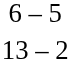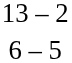rows swapped: (35, 50) <-> (35, 13)
